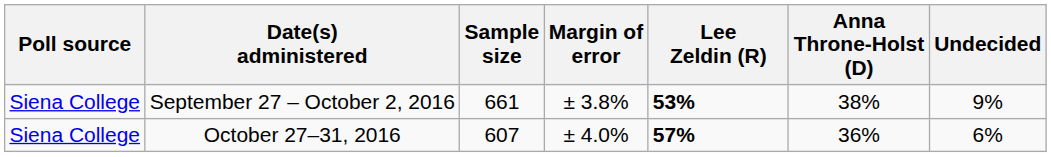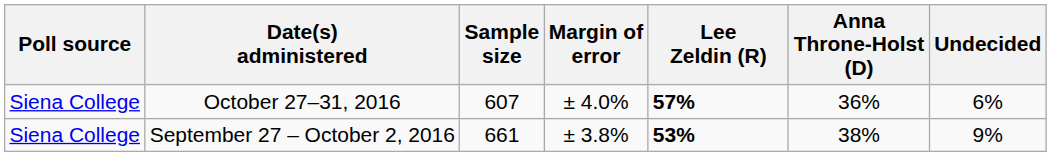rows swapped: (302, 134) <-> (302, 101)
